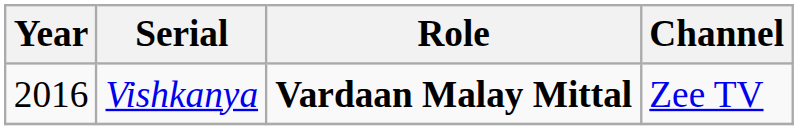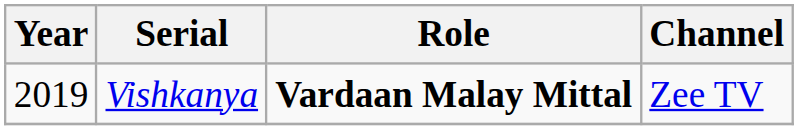(51, 93) 2016 -> (51, 93) 2019
